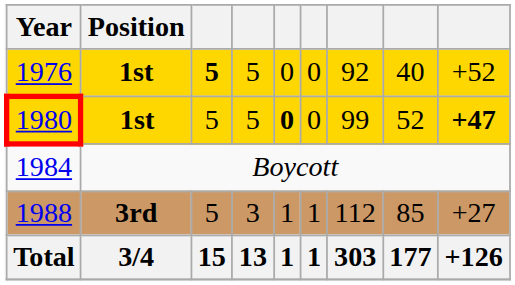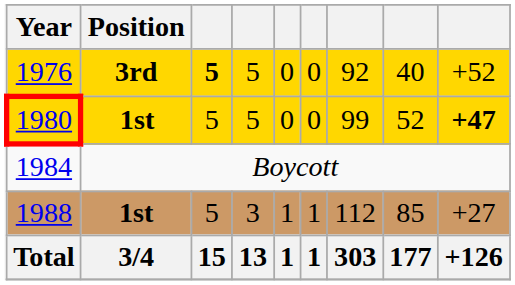(136, 72) 1st -> (136, 72) 3rd
(287, 119) bold -> (287, 119) normal
(136, 212) 3rd -> (136, 212) 1st
